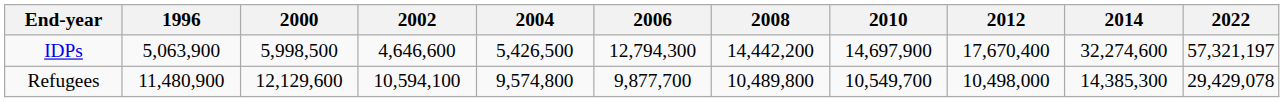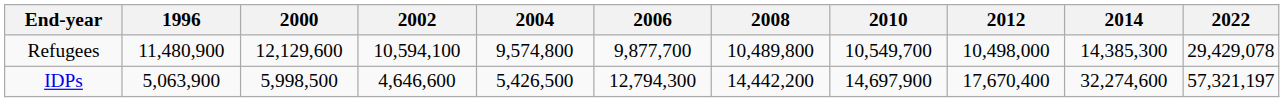rows swapped: (64, 81) <-> (64, 50)
